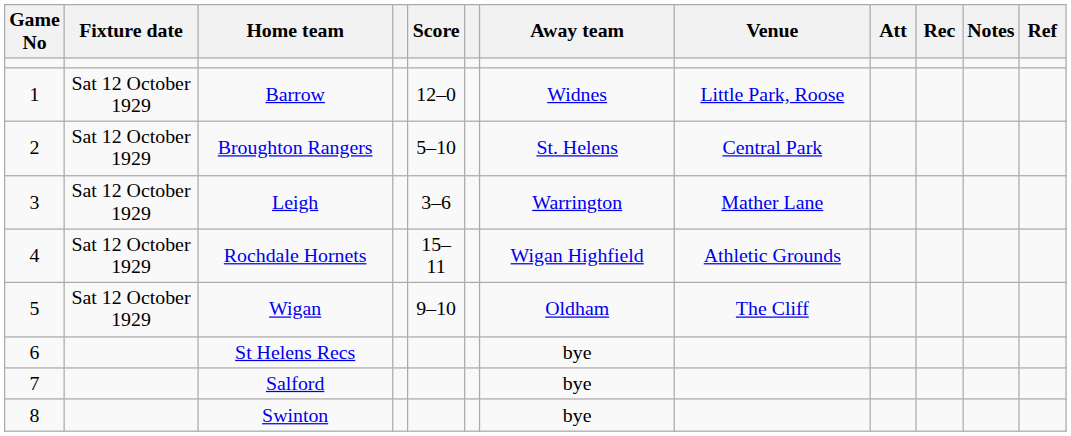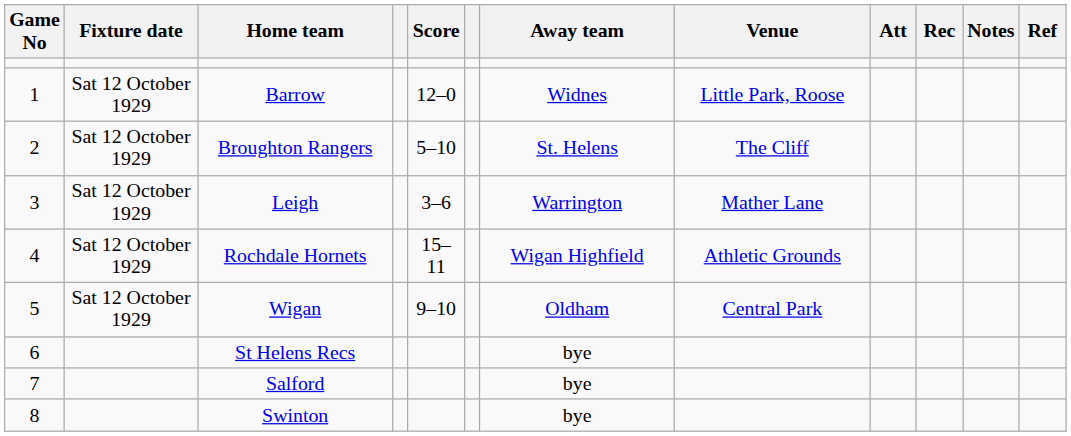(772, 148) Central Park -> (772, 148) The Cliff
(772, 309) The Cliff -> (772, 309) Central Park
